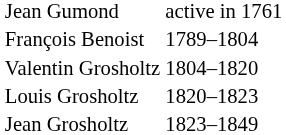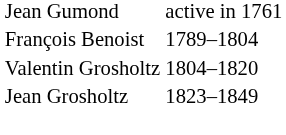- row: (72, 96)
